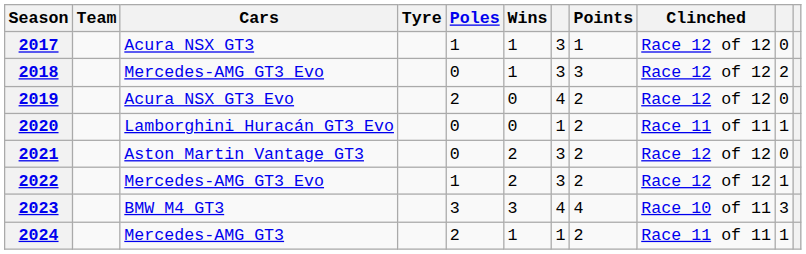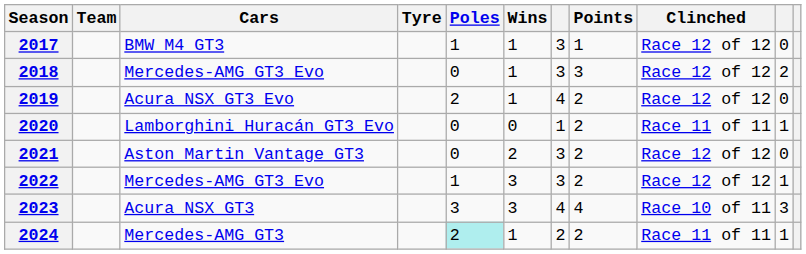(189, 45) Acura NSX GT3 -> (174, 45) BMW M4 GT3
(513, 100) 0 -> (513, 100) 1
(513, 181) 2 -> (513, 181) 3
(174, 208) BMW M4 GT3 -> (189, 208) Acura NSX GT3
(455, 235) no background -> (455, 235) paleturquoise background
(560, 235) 1 -> (560, 235) 2
